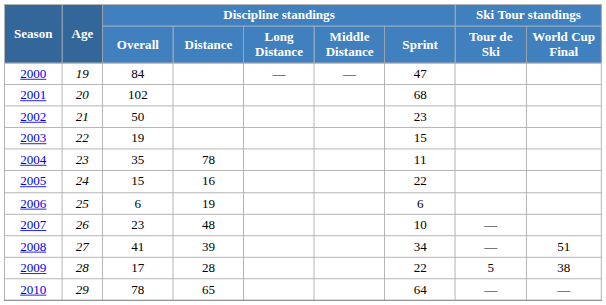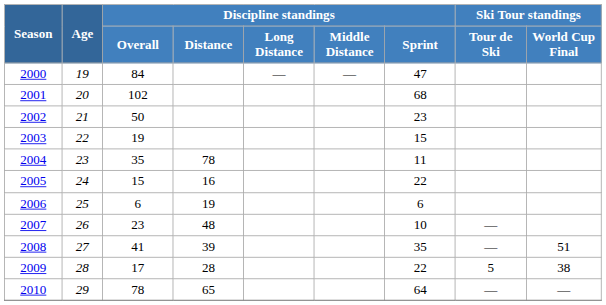(420, 246) 34 -> (420, 246) 35
